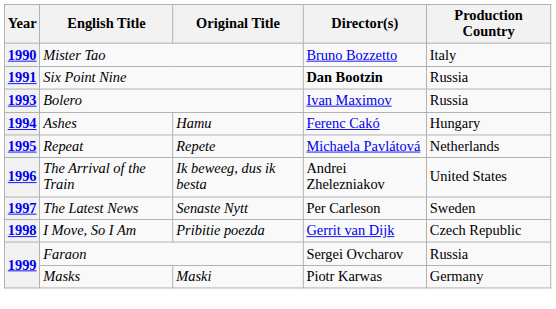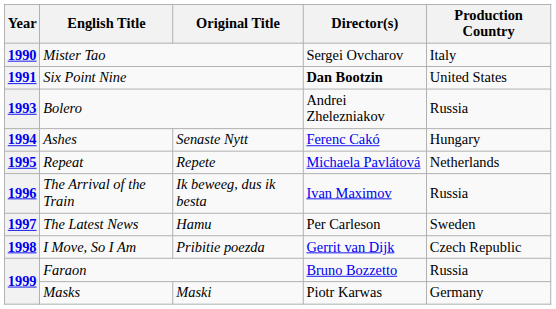(352, 54) Bruno Bozzetto -> (355, 54) Sergei Ovcharov
(449, 77) Russia -> (468, 77) United States
(349, 100) Ivan Maximov -> (346, 108) Andrei Zhelezniakov
(194, 123) Hamu -> (212, 139) Senaste Nytt
(346, 177) Andrei Zhelezniakov -> (349, 193) Ivan Maximov
(468, 177) United States -> (449, 193) Russia
(212, 208) Senaste Nytt -> (194, 224) Hamu
(355, 253) Sergei Ovcharov -> (352, 270) Bruno Bozzetto
